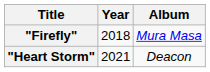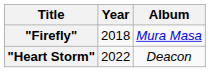(116, 56) 2021 -> (116, 56) 2022
